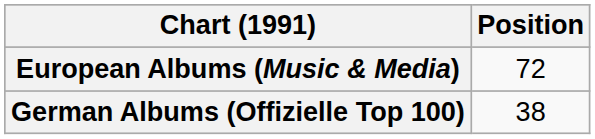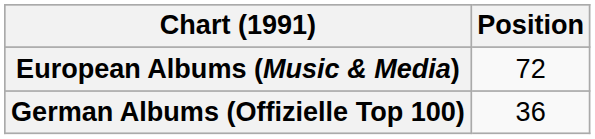(531, 111) 38 -> (531, 111) 36
